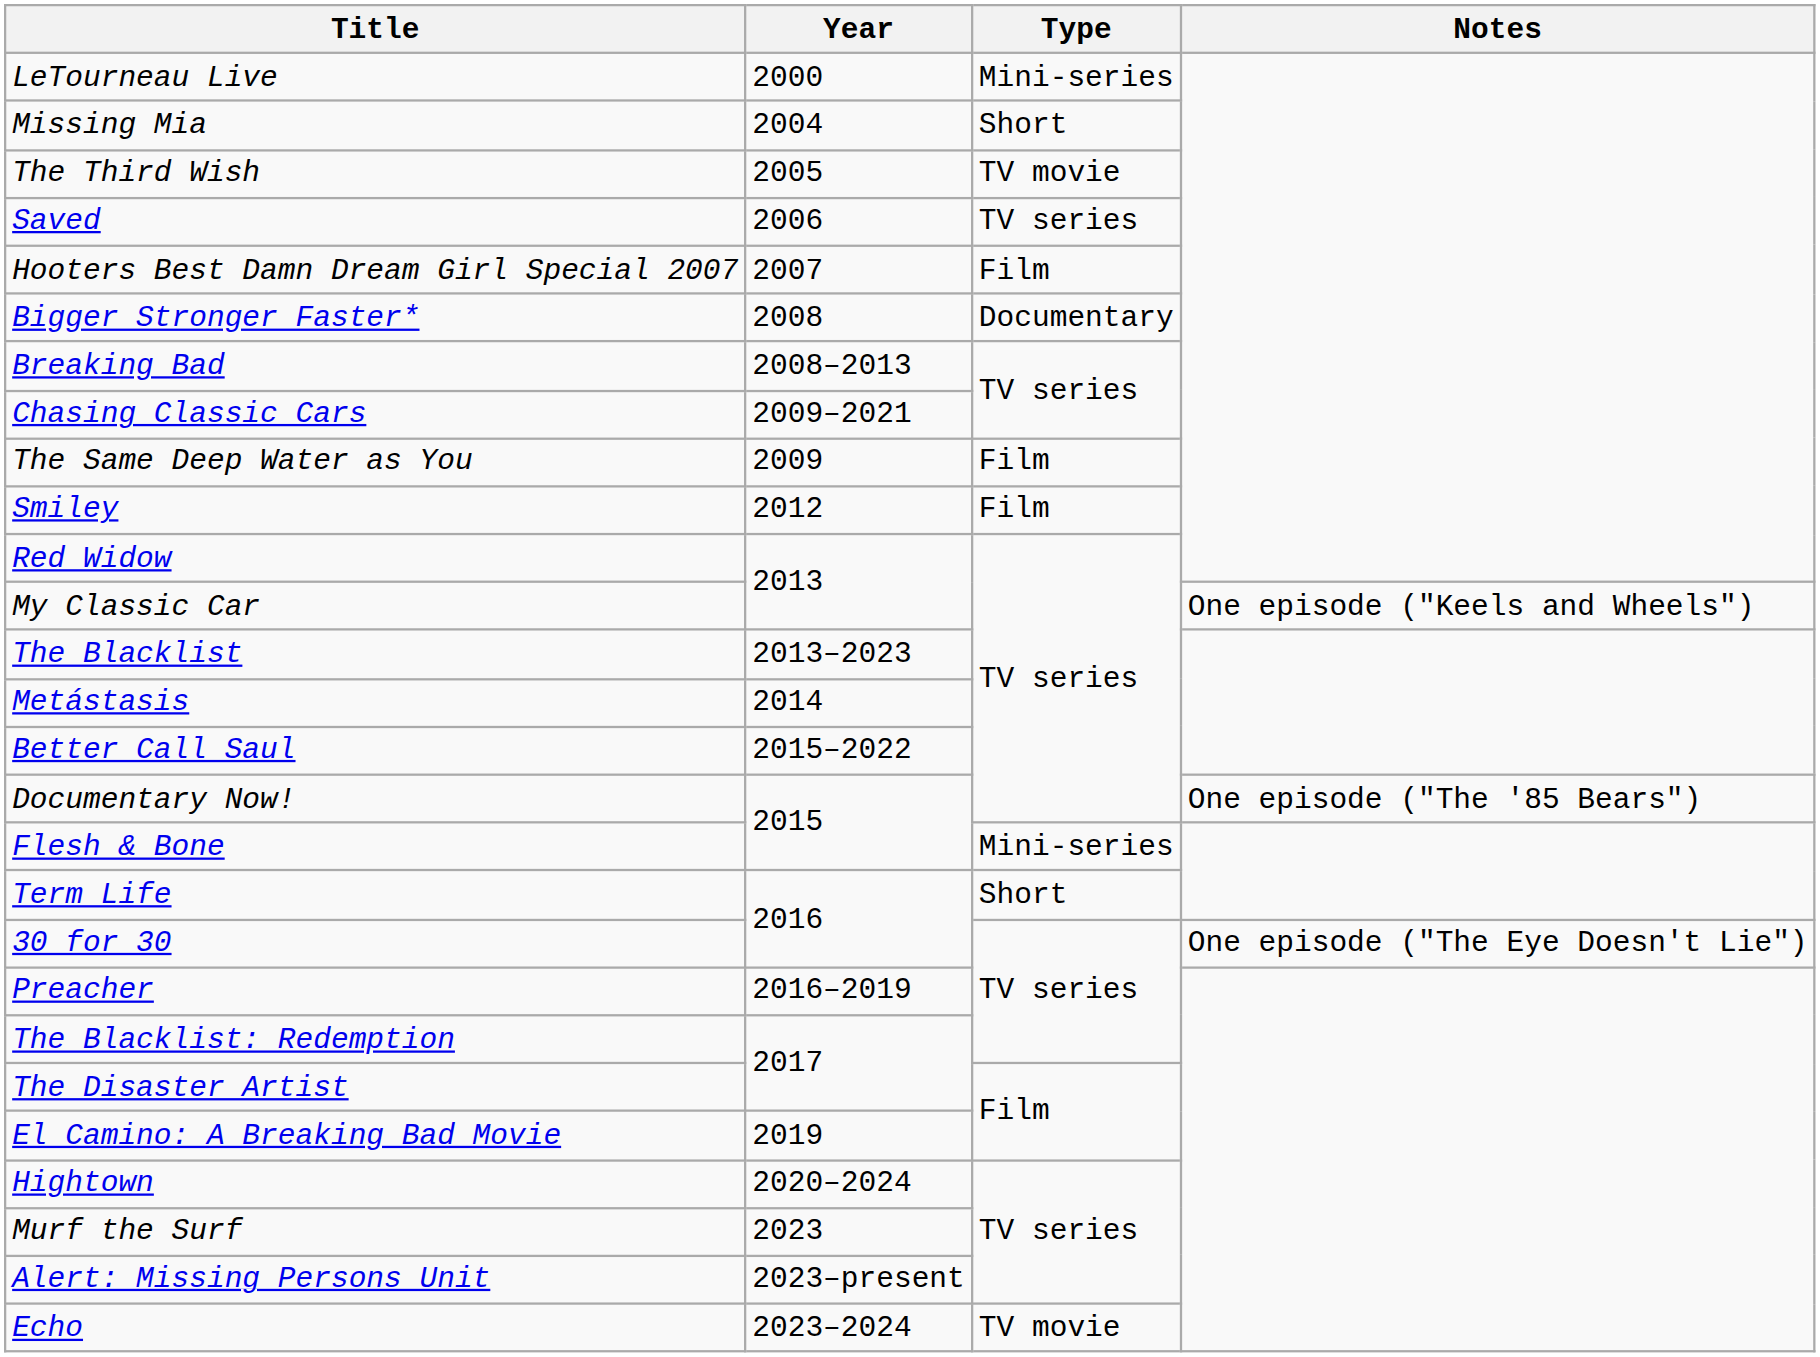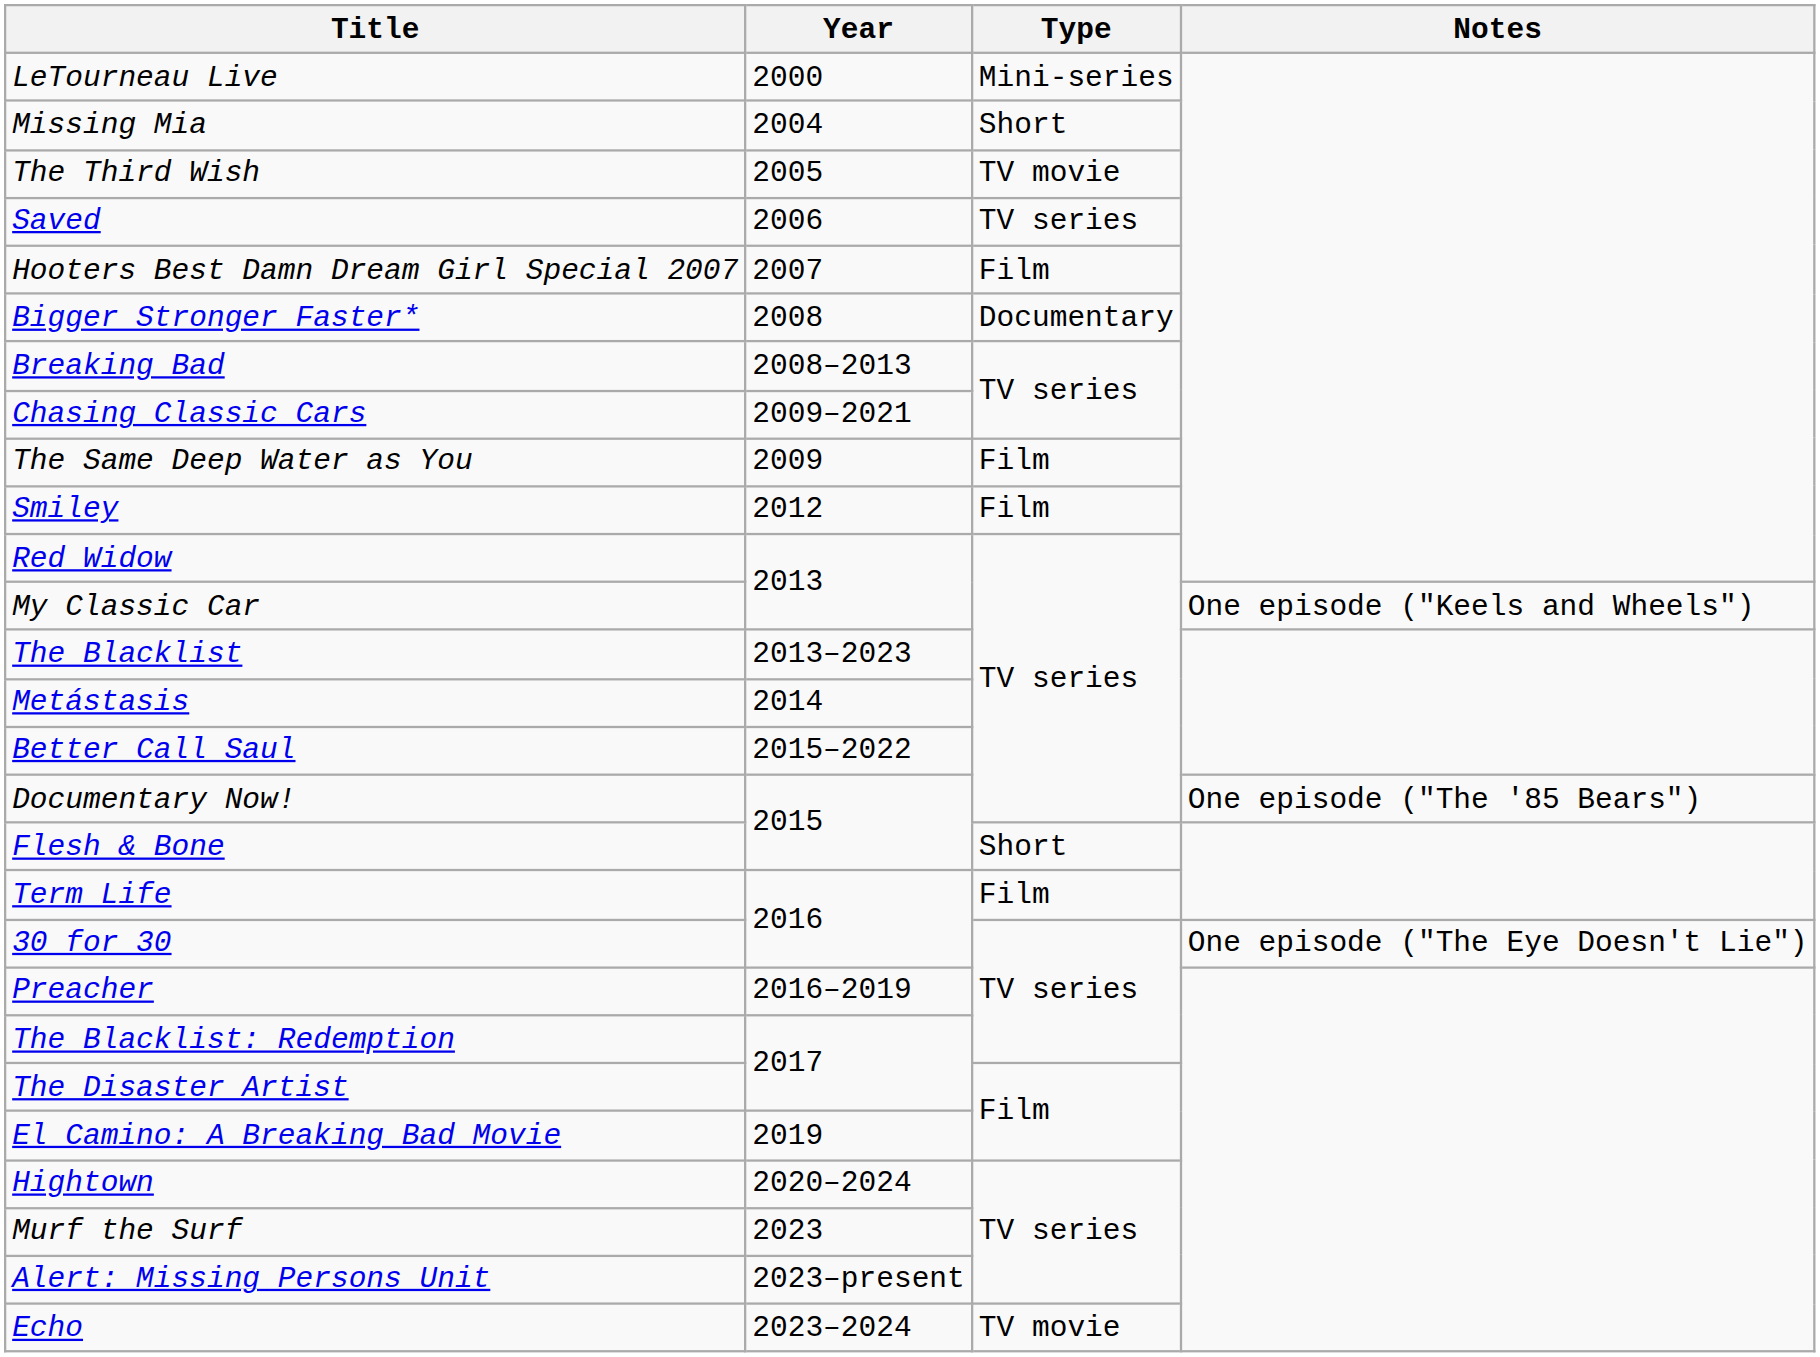(1076, 847) Mini-series -> (1023, 847) Short
(1023, 895) Short -> (1014, 895) Film
